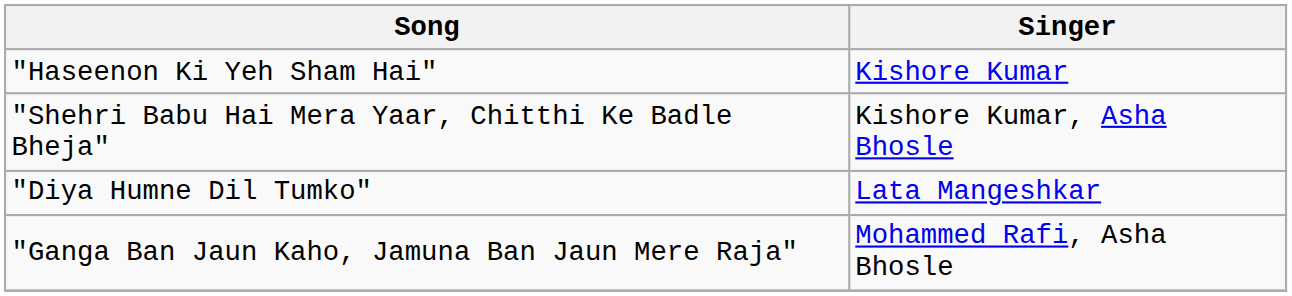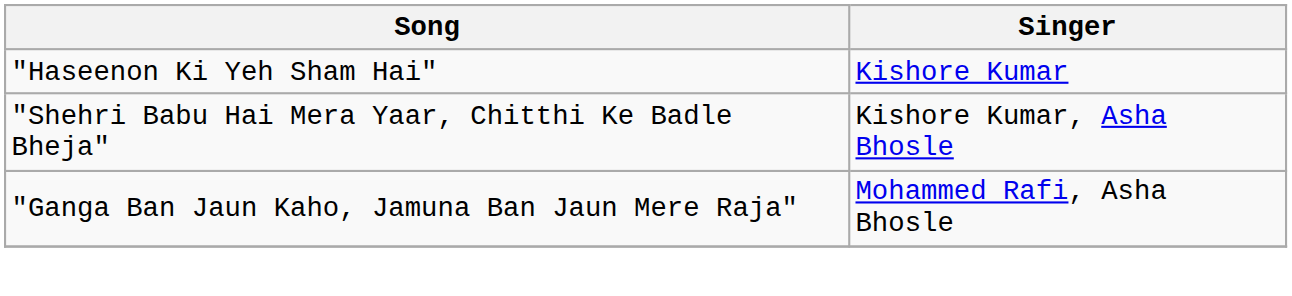- row: (192, 192)
